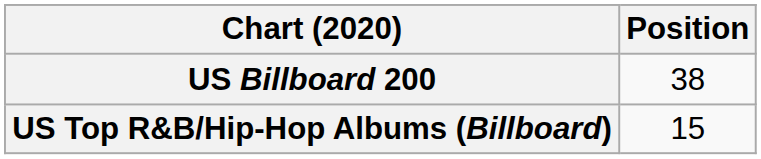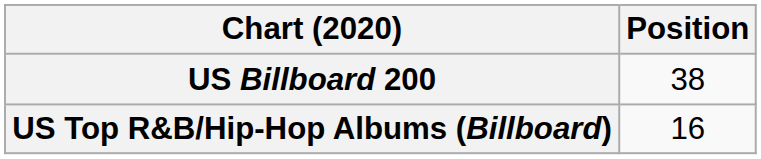(688, 128) 15 -> (688, 128) 16
